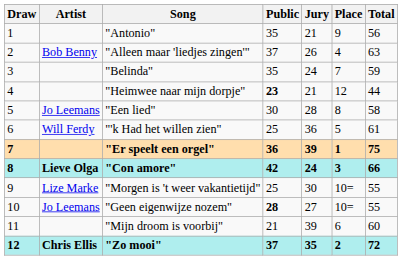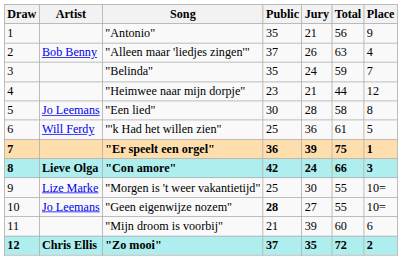columns swapped: (381, 14) <-> (348, 14)
(272, 91) bold -> (272, 91) normal
